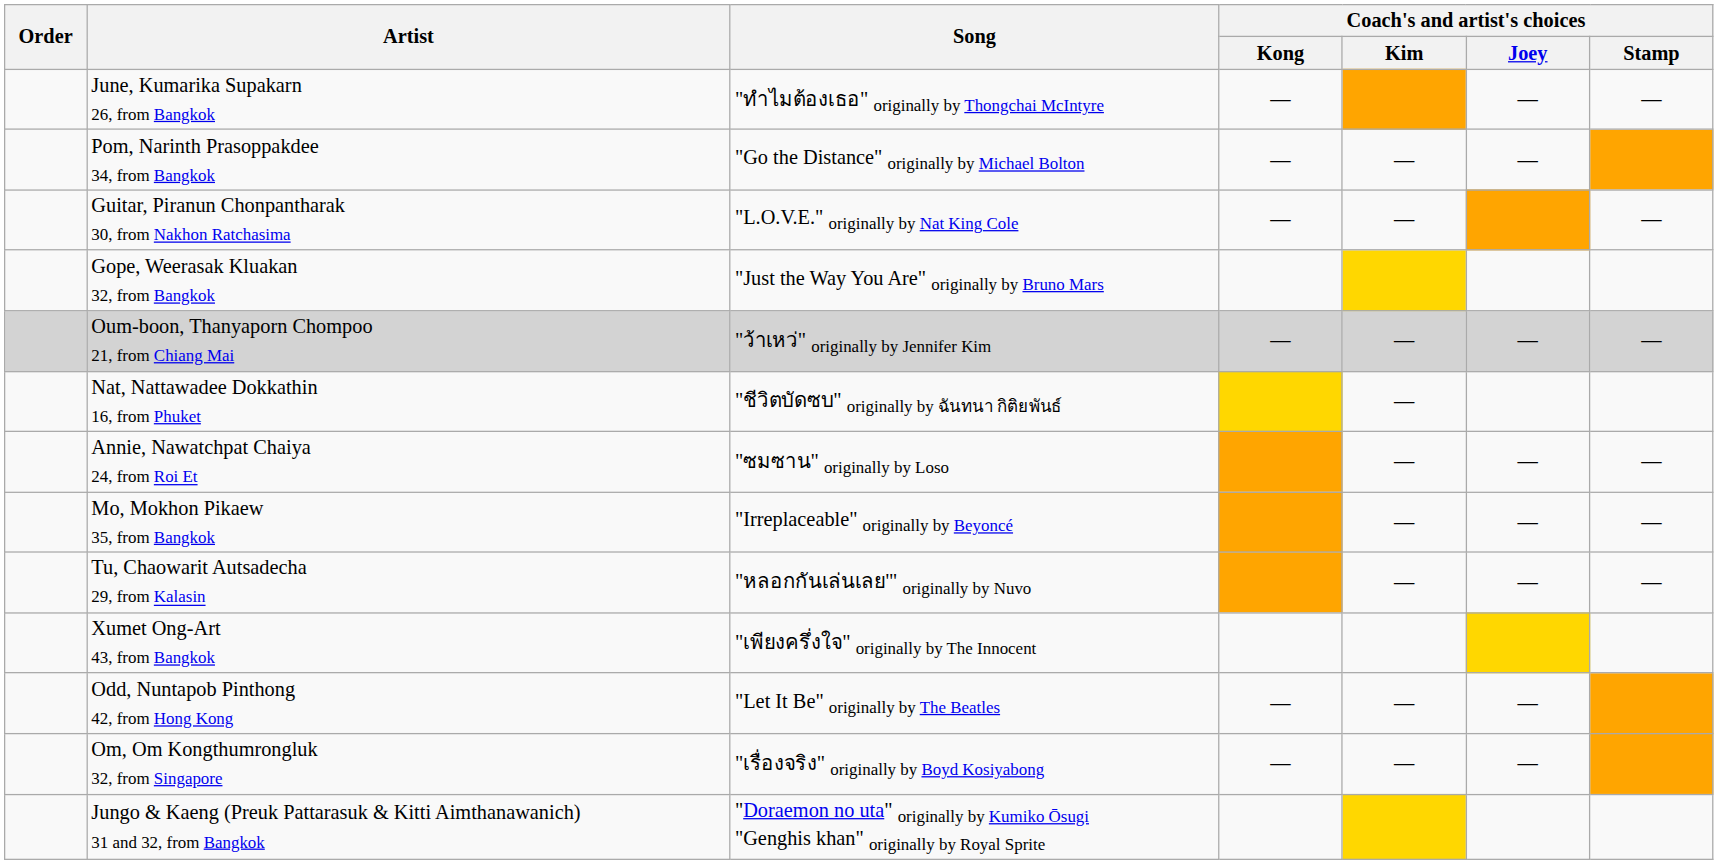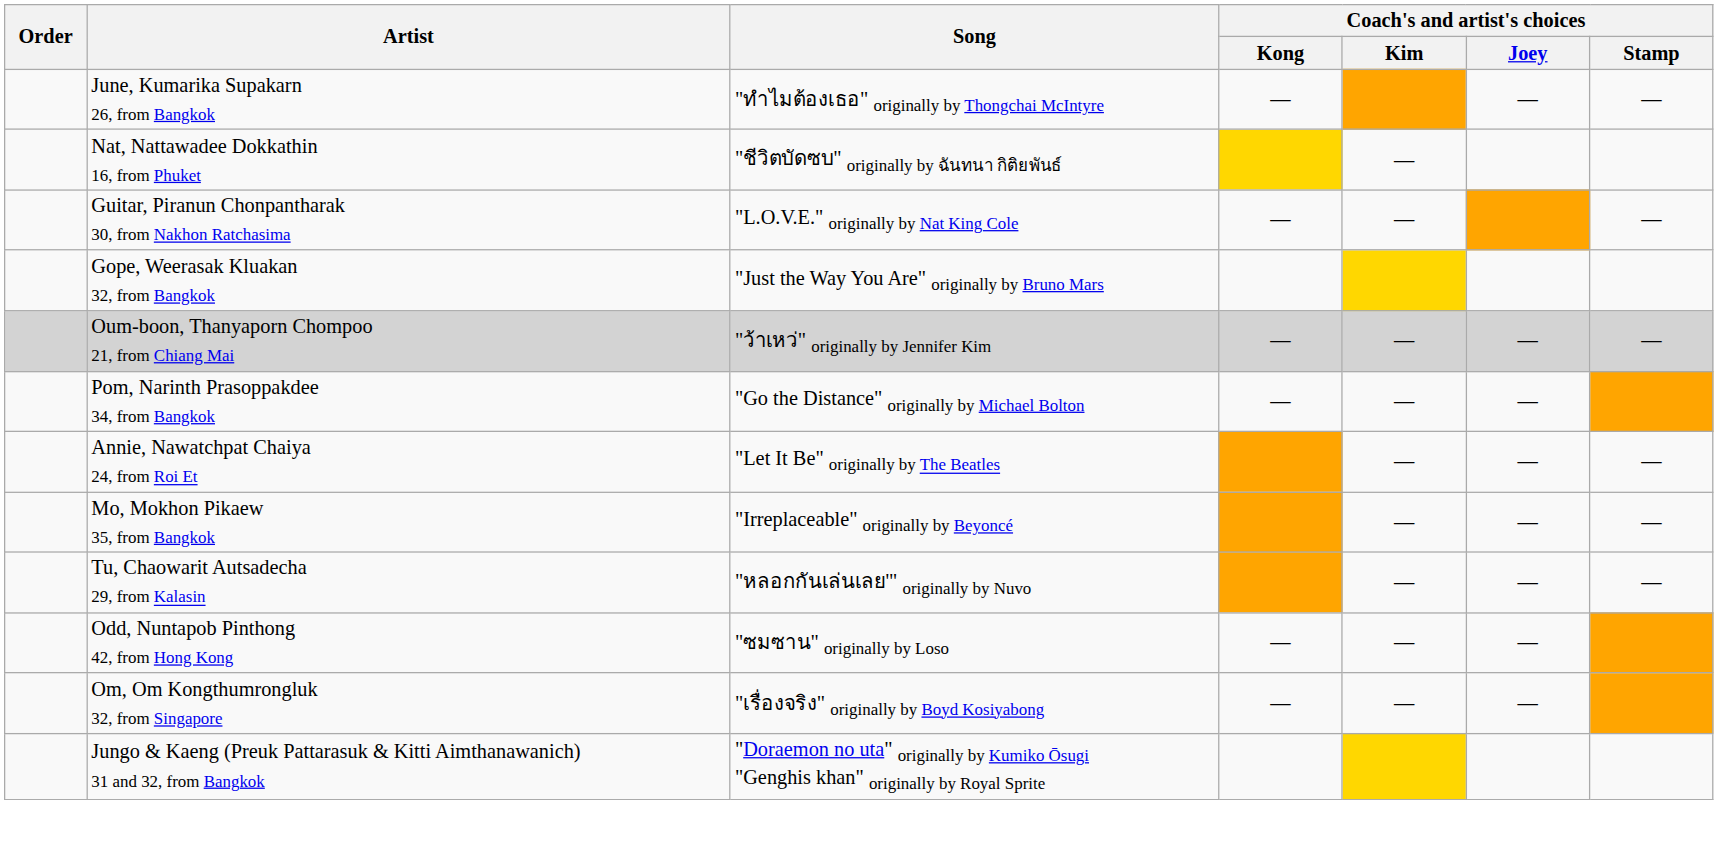rows swapped: (204, 401) <-> (205, 159)
(842, 464) "ซมซาน" originally by Loso -> (868, 461) "Let It Be" originally by The Beatles
- row: (156, 642)
(868, 703) "Let It Be" originally by The Beatles -> (842, 645) "ซมซาน" originally by Loso
